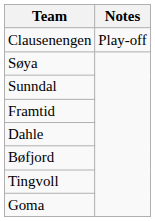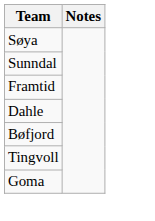- row: (50, 39)
